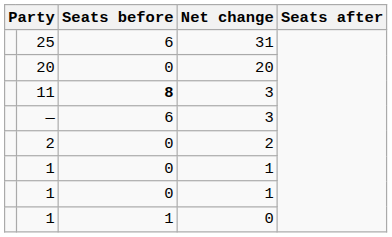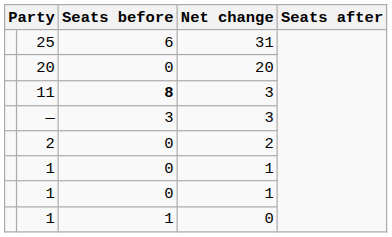(169, 118) 6 -> (169, 118) 3
